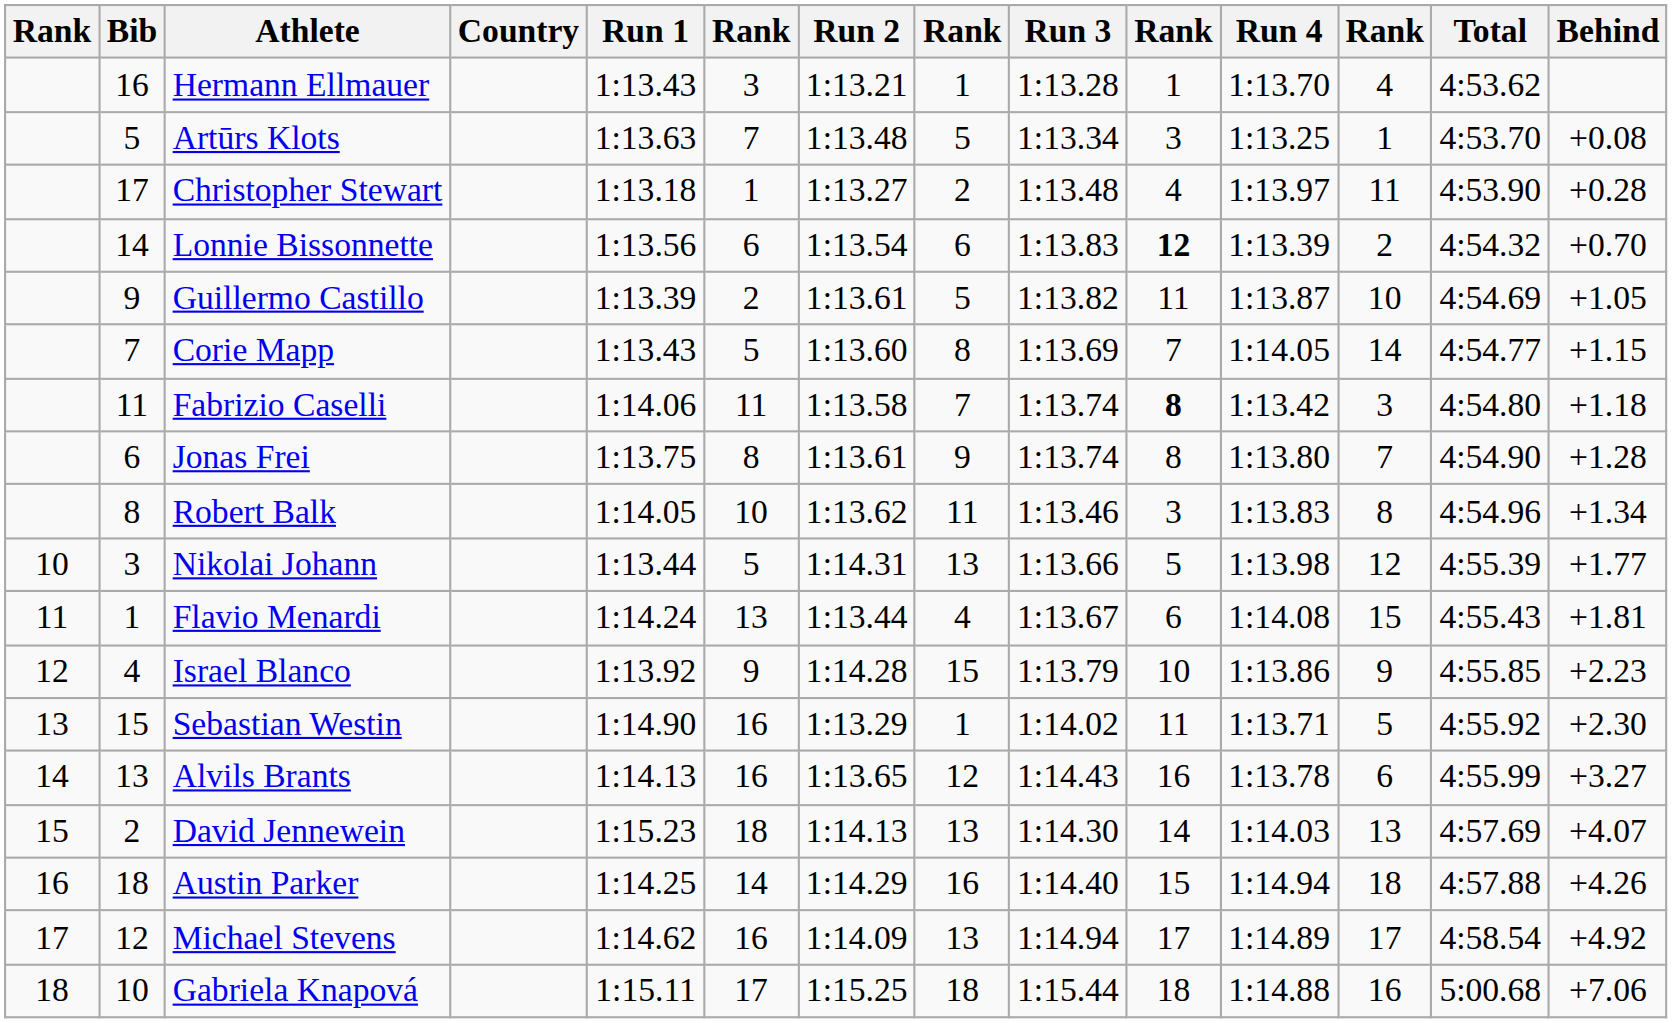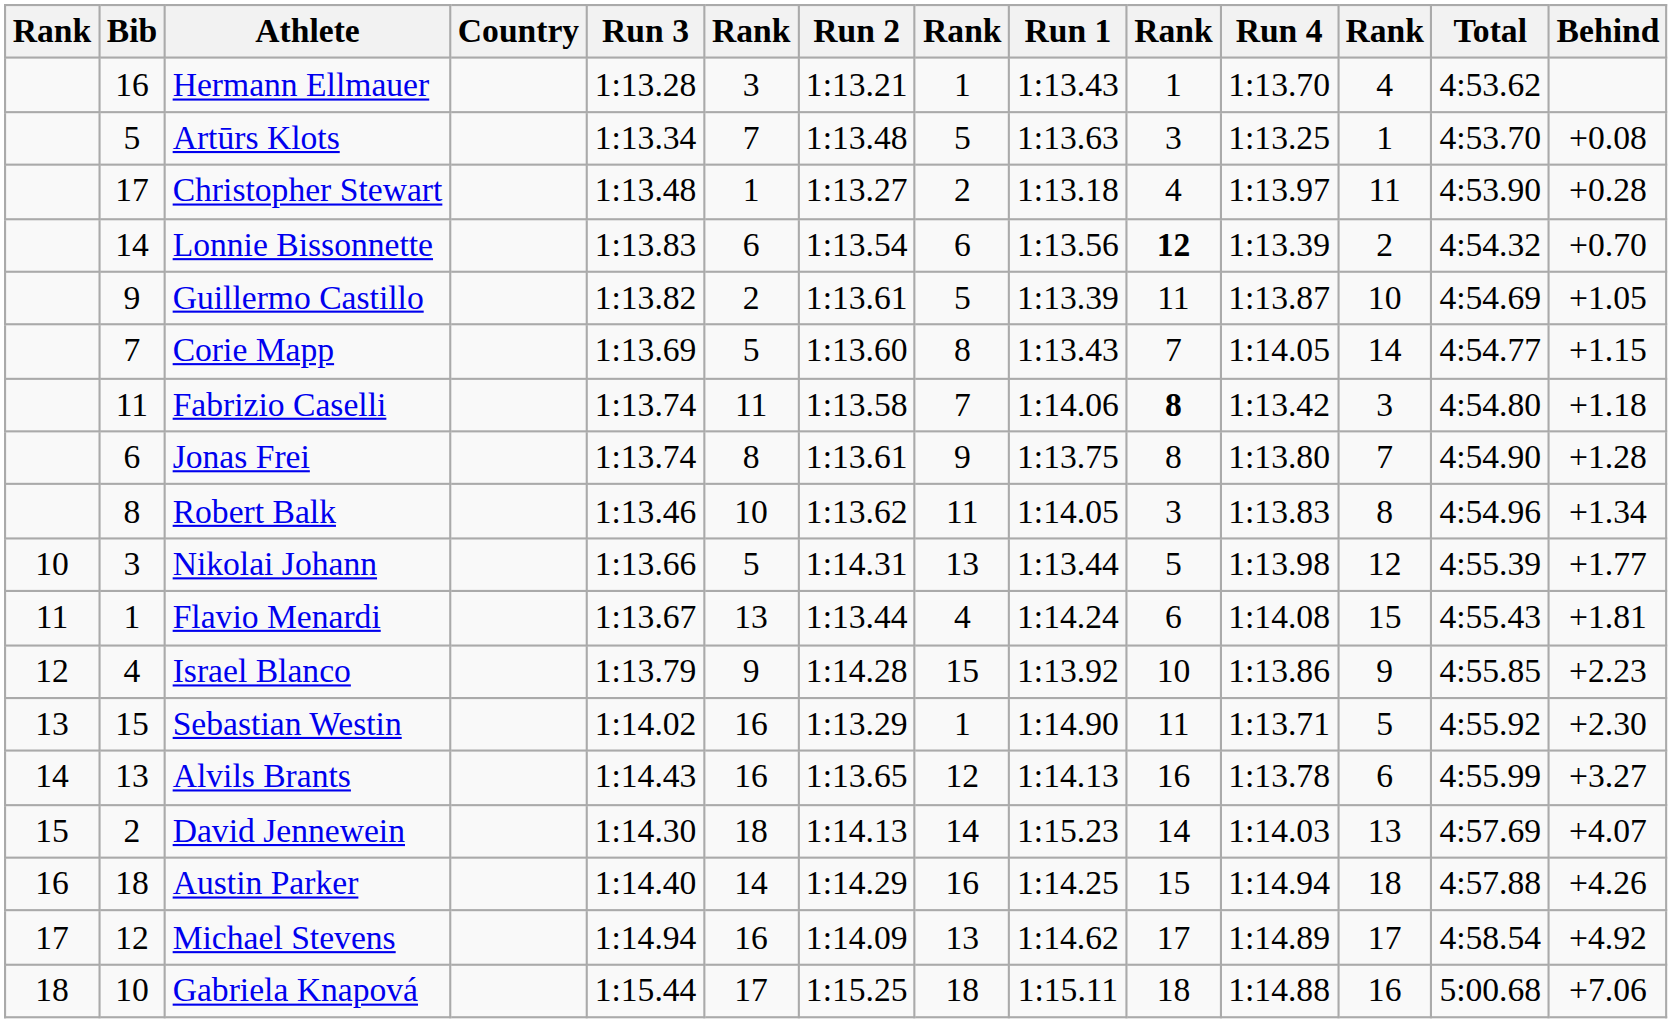columns swapped: (646, 31) <-> (1068, 31)
(962, 830) 13 -> (962, 830) 14
